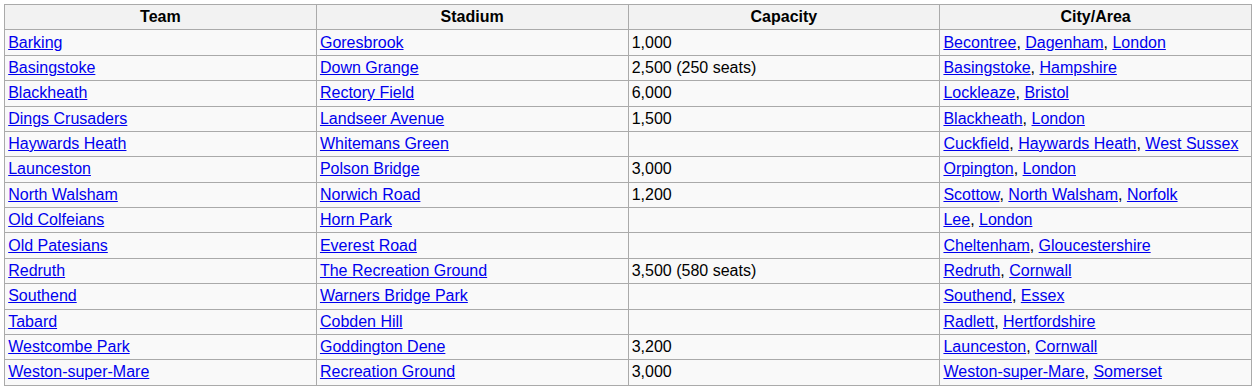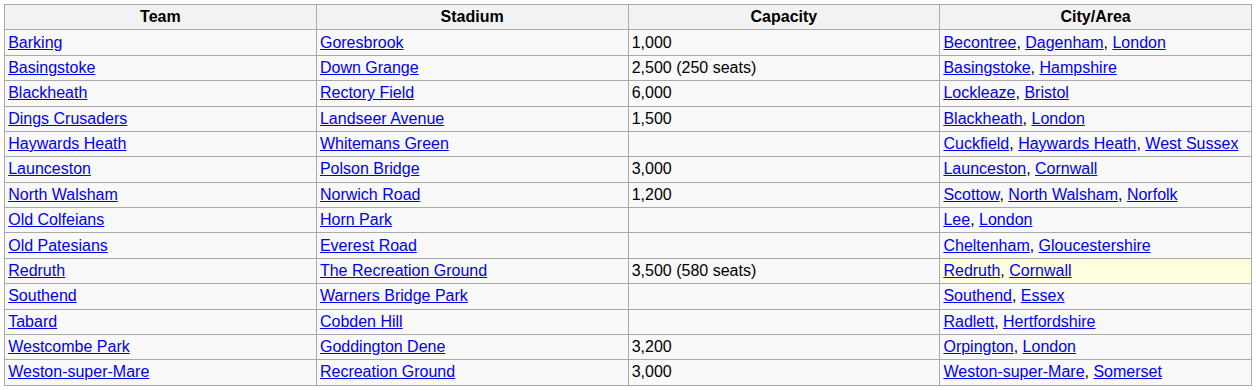(1010, 169) Orpington, London -> (1020, 169) Launceston, Cornwall
(1007, 270) no background -> (1007, 270) lightyellow background
(1020, 347) Launceston, Cornwall -> (1010, 347) Orpington, London
